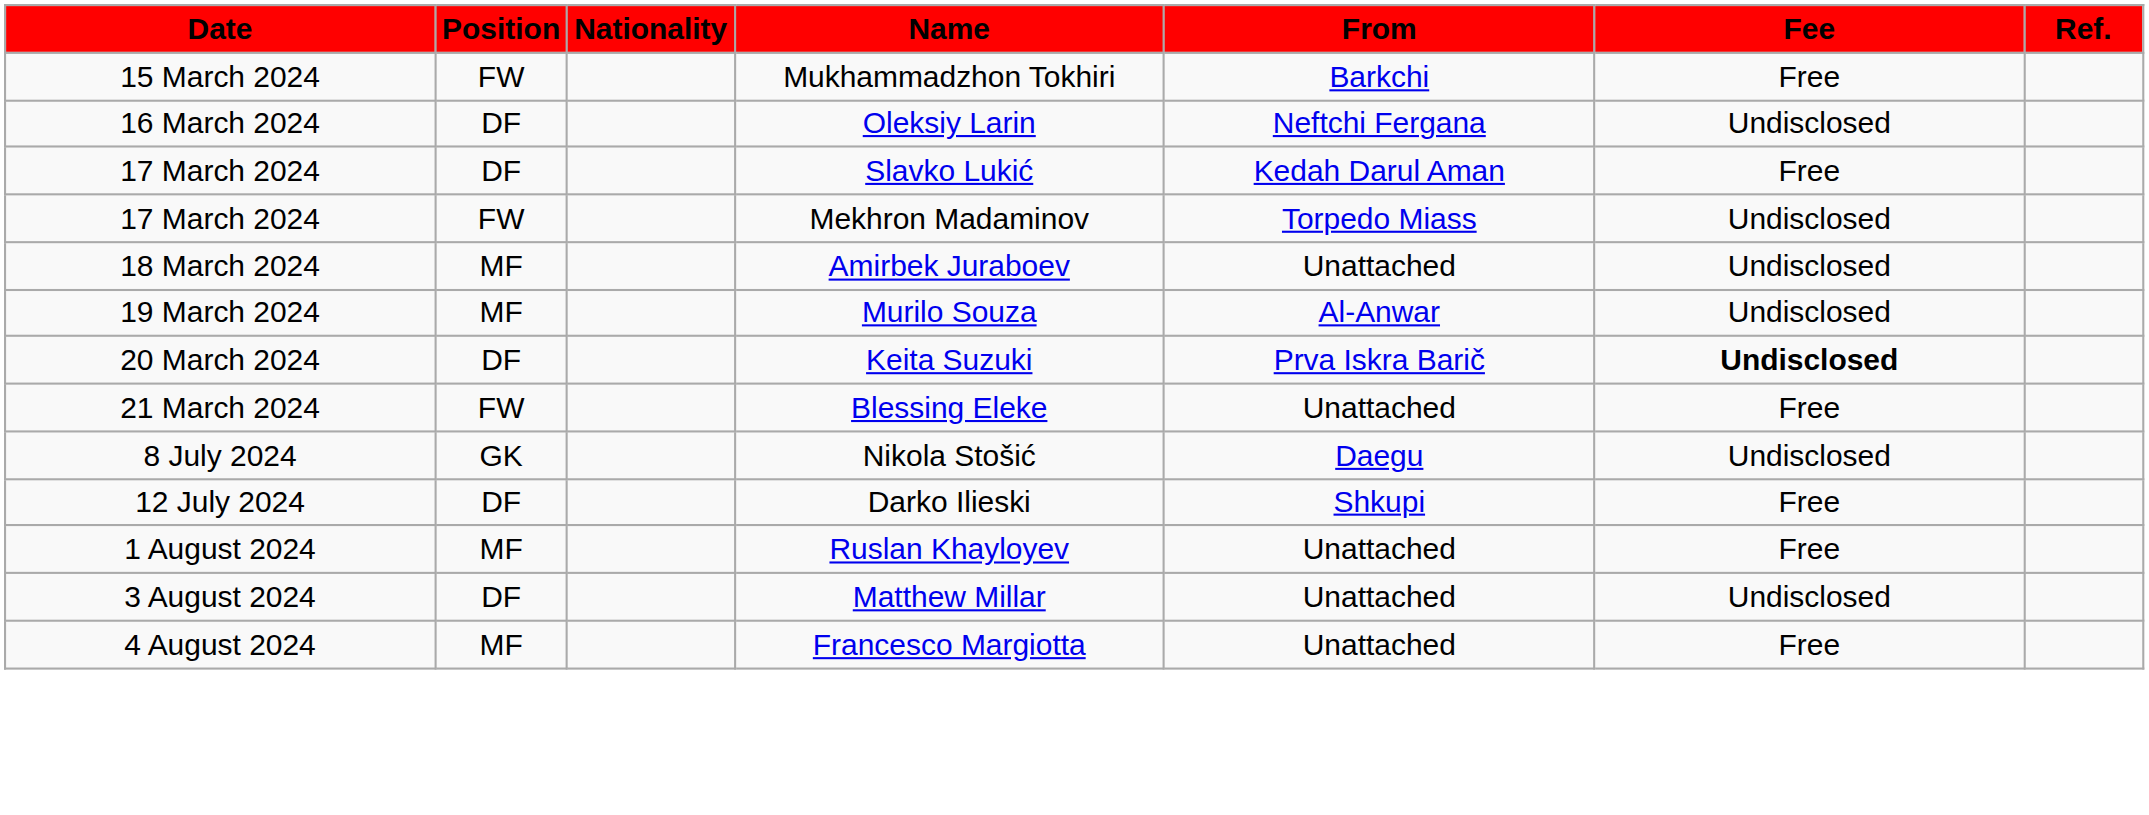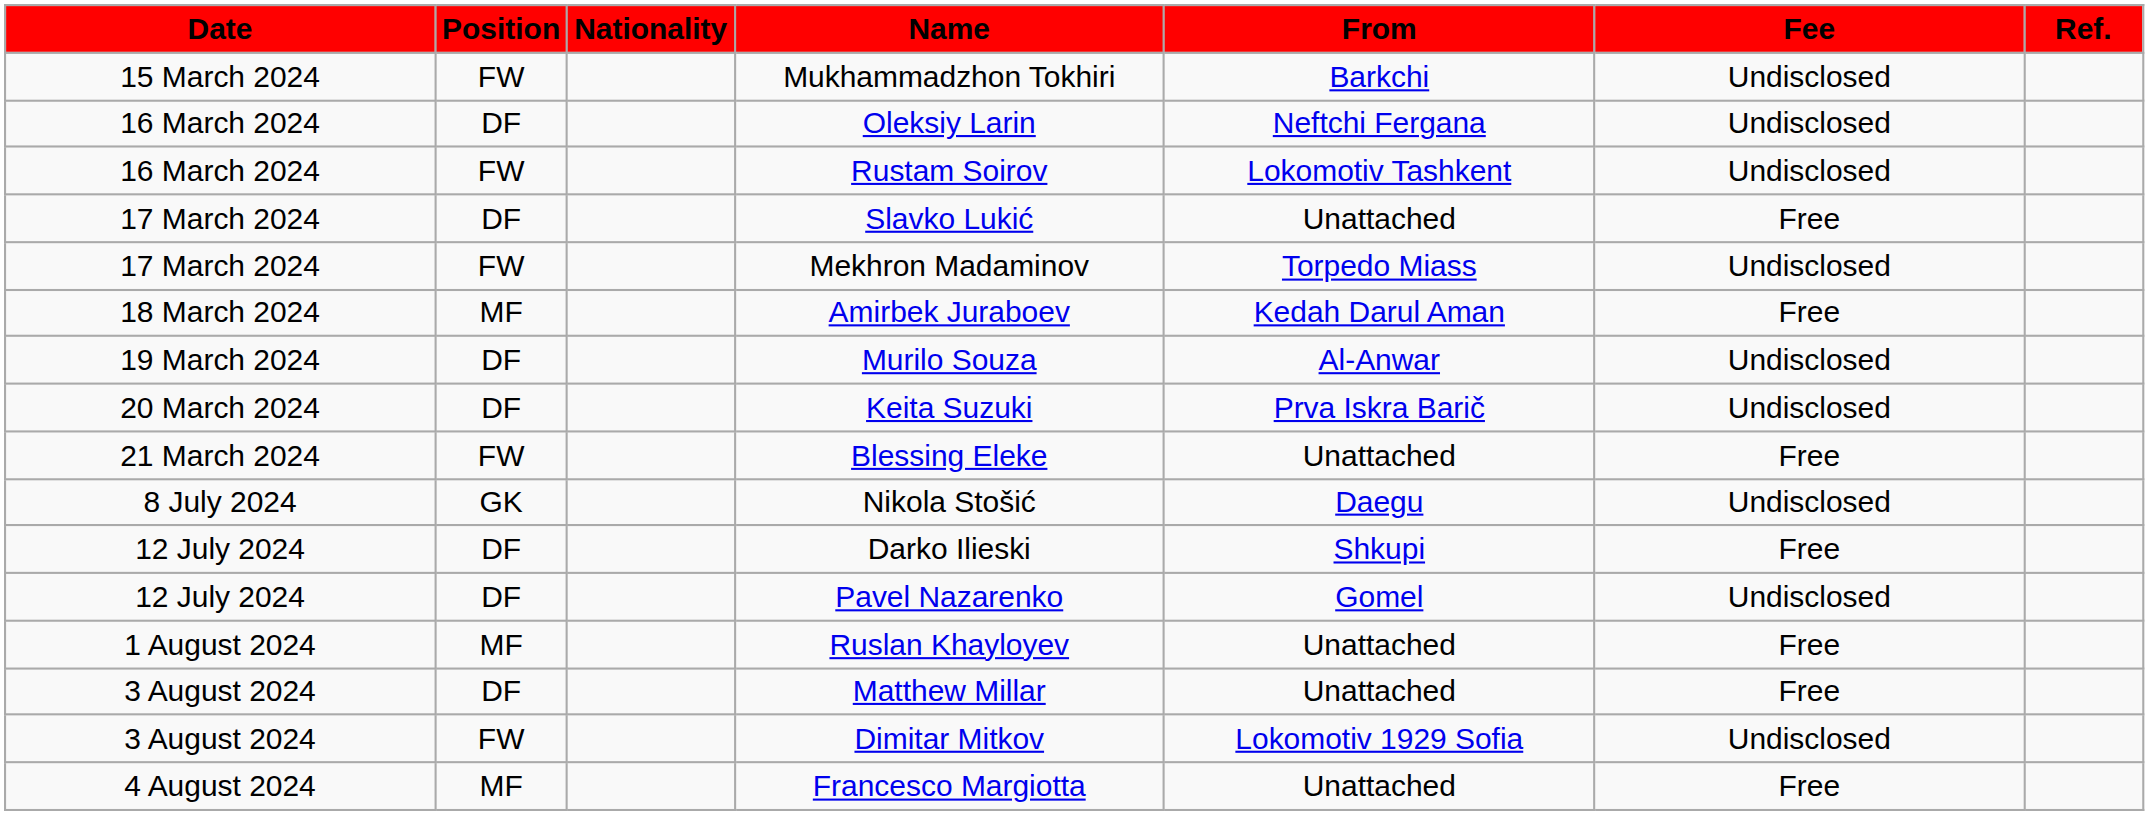(1809, 76) Free -> (1809, 76) Undisclosed
+ row: (949, 171)
(1379, 171) Kedah Darul Aman -> (1379, 218) Unattached
(1379, 266) Unattached -> (1379, 313) Kedah Darul Aman
(1809, 266) Undisclosed -> (1809, 313) Free
(501, 313) MF -> (501, 360) DF
(1809, 360) bold -> (1809, 408) normal
+ row: (949, 597)
(1809, 597) Undisclosed -> (1809, 692) Free
+ row: (949, 739)
